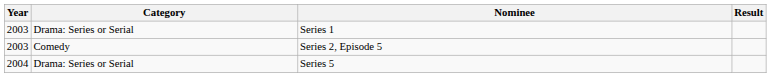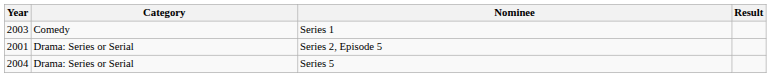(84, 30) Drama: Series or Serial -> (52, 30) Comedy
(18, 47) 2003 -> (18, 47) 2001
(52, 47) Comedy -> (84, 47) Drama: Series or Serial
